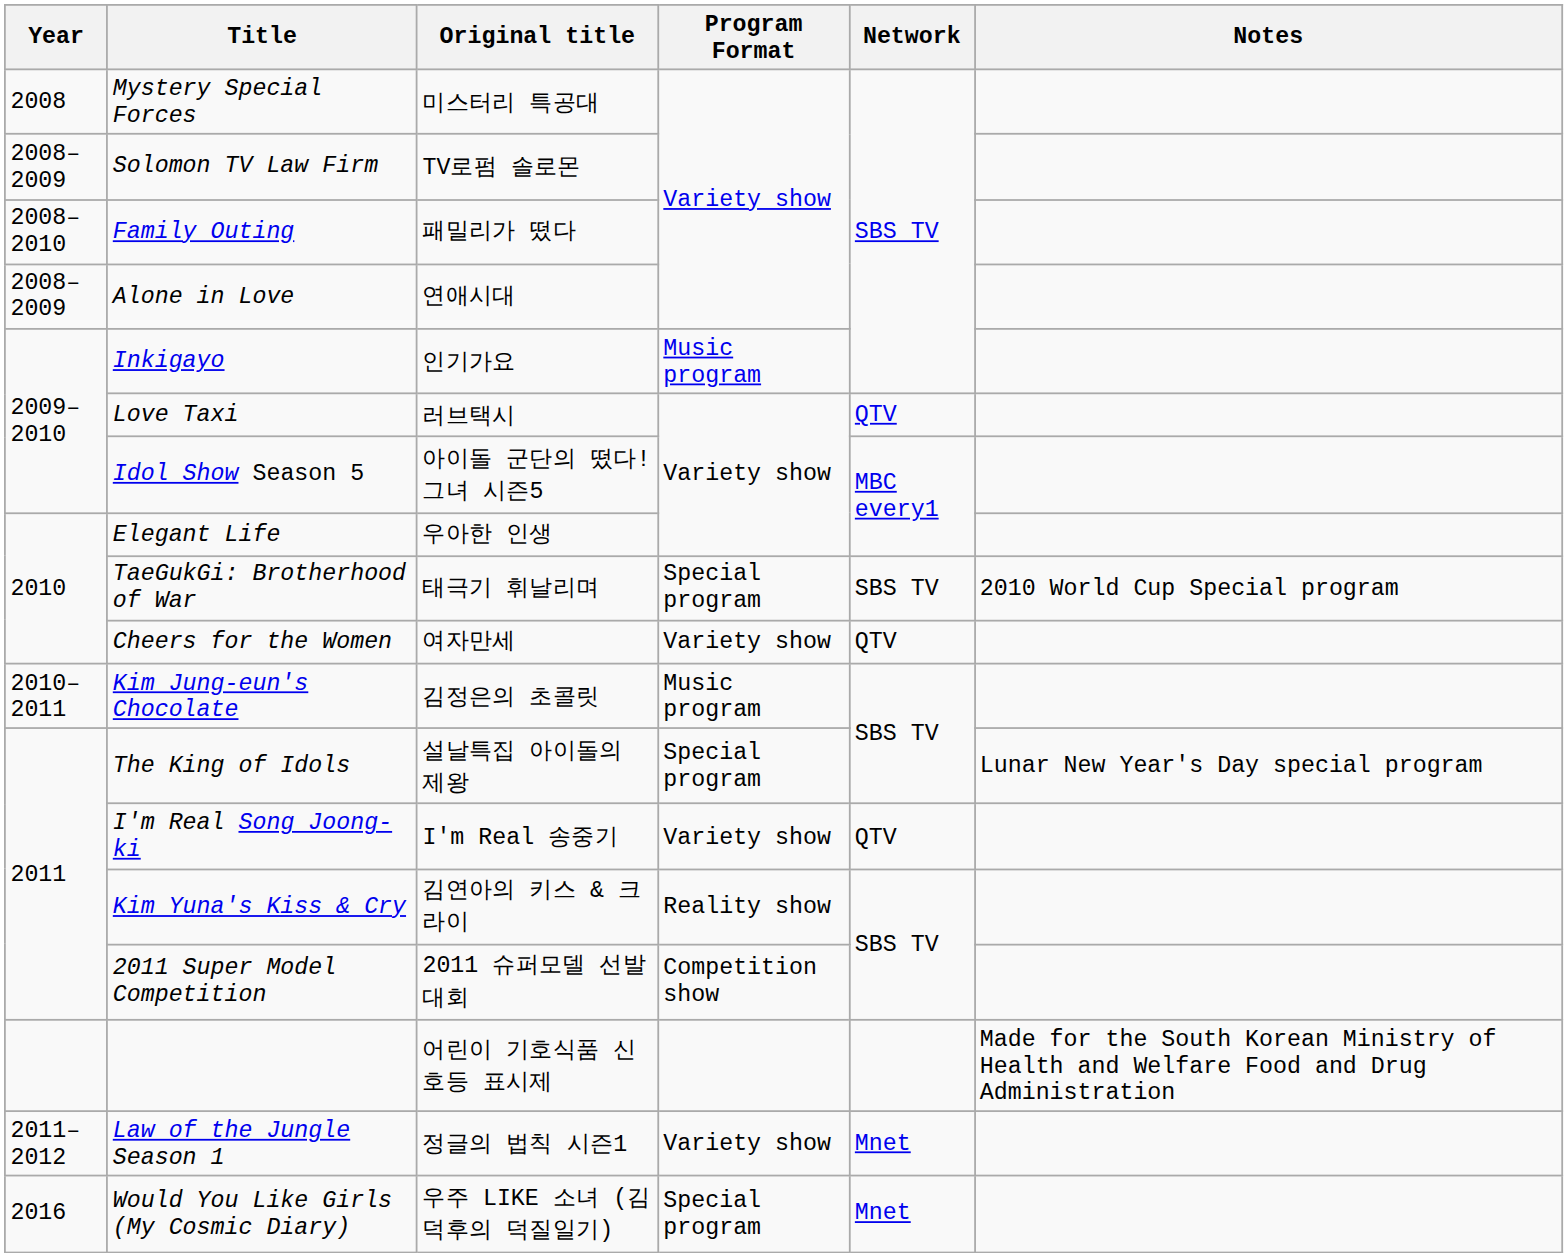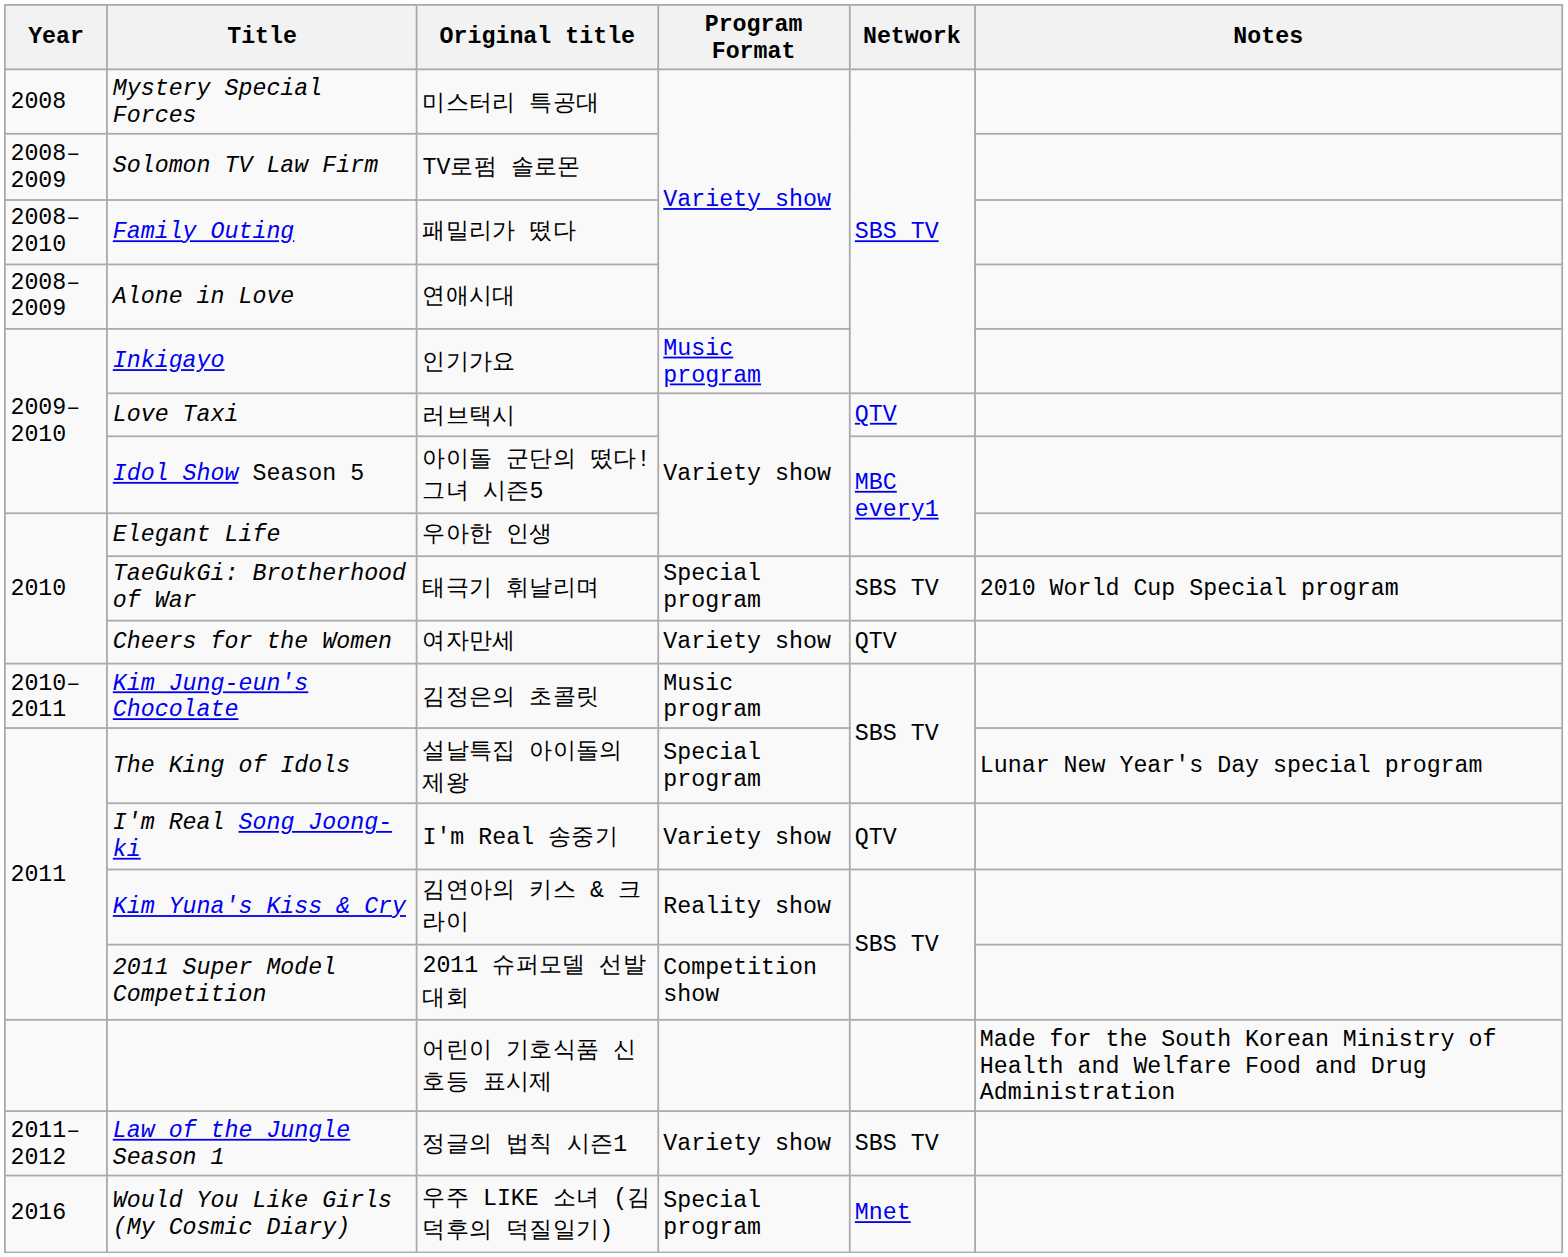(883, 1144) Mnet -> (897, 1144) SBS TV
